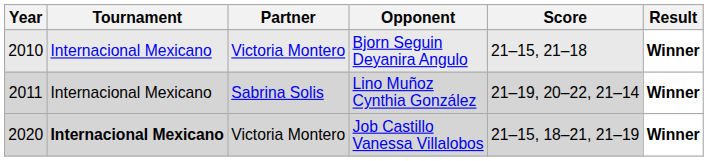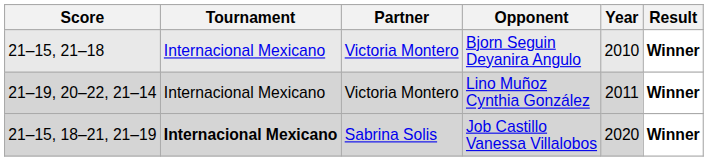columns swapped: (26, 17) <-> (565, 17)
(278, 93) Sabrina Solis -> (402, 93) Victoria Montero
(288, 135) Victoria Montero -> (391, 135) Sabrina Solis
